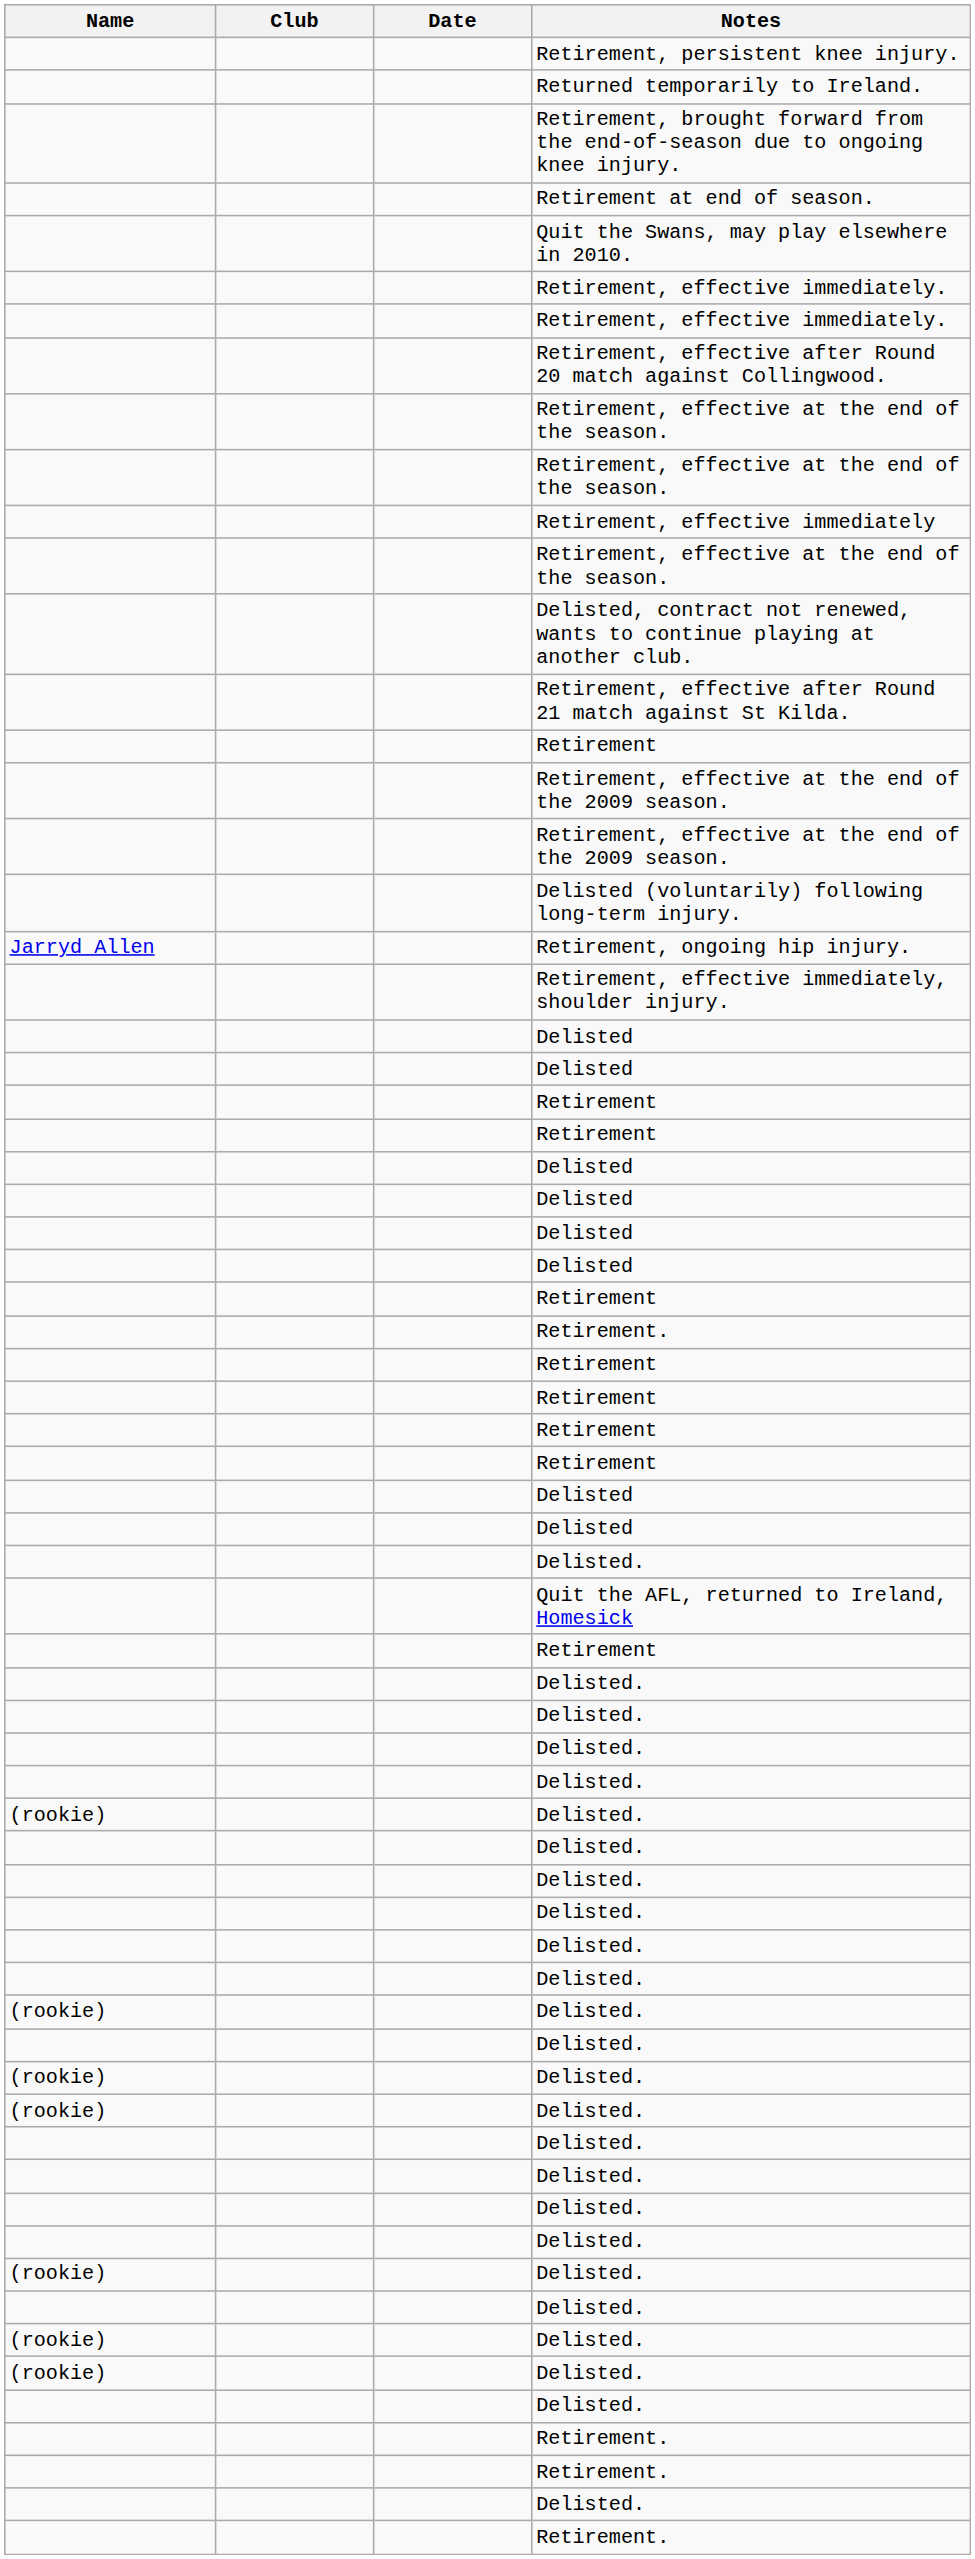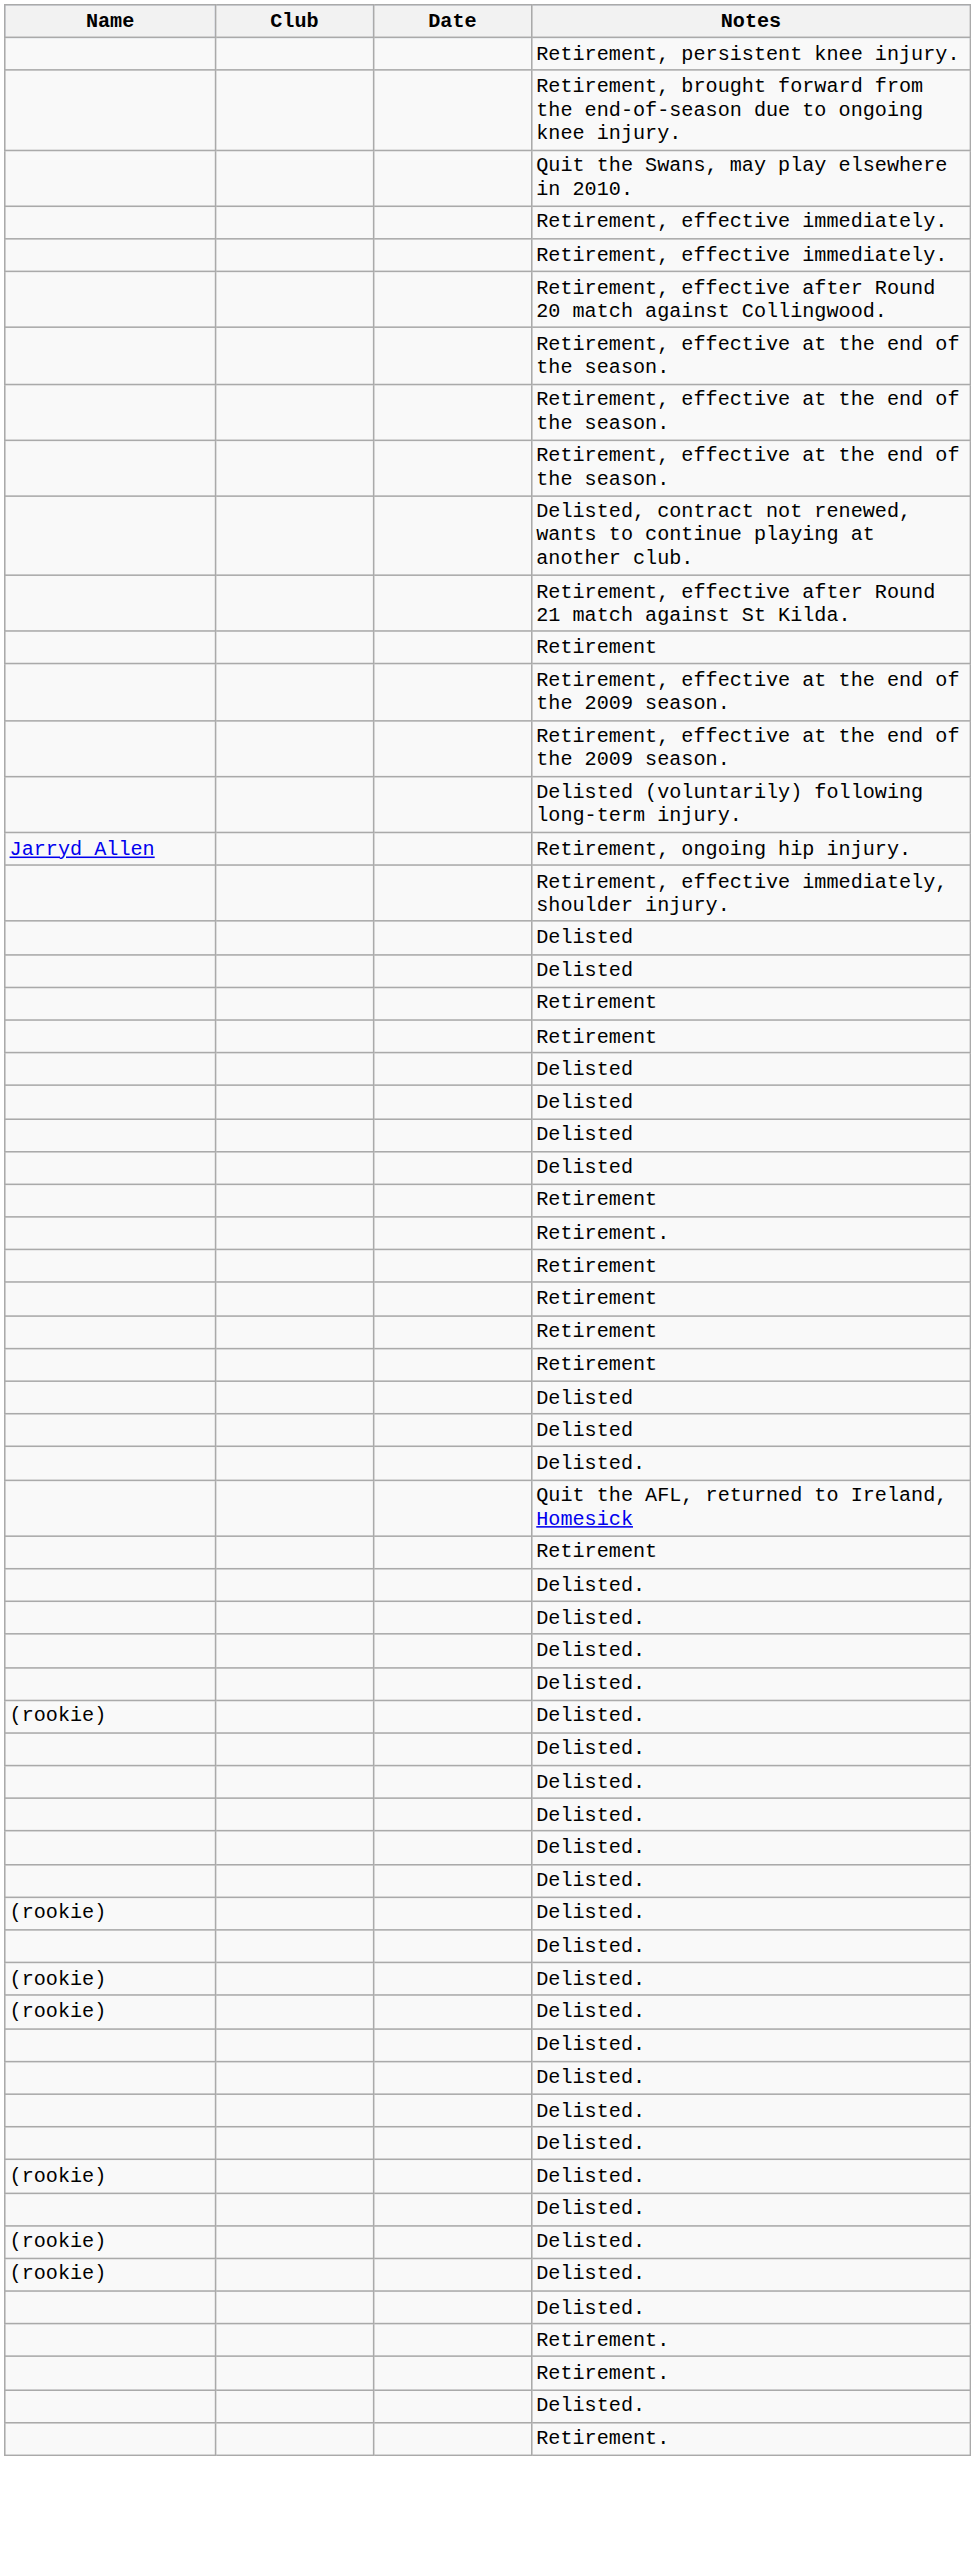- row: (110, 87)
- row: (110, 199)
- row: (110, 522)
